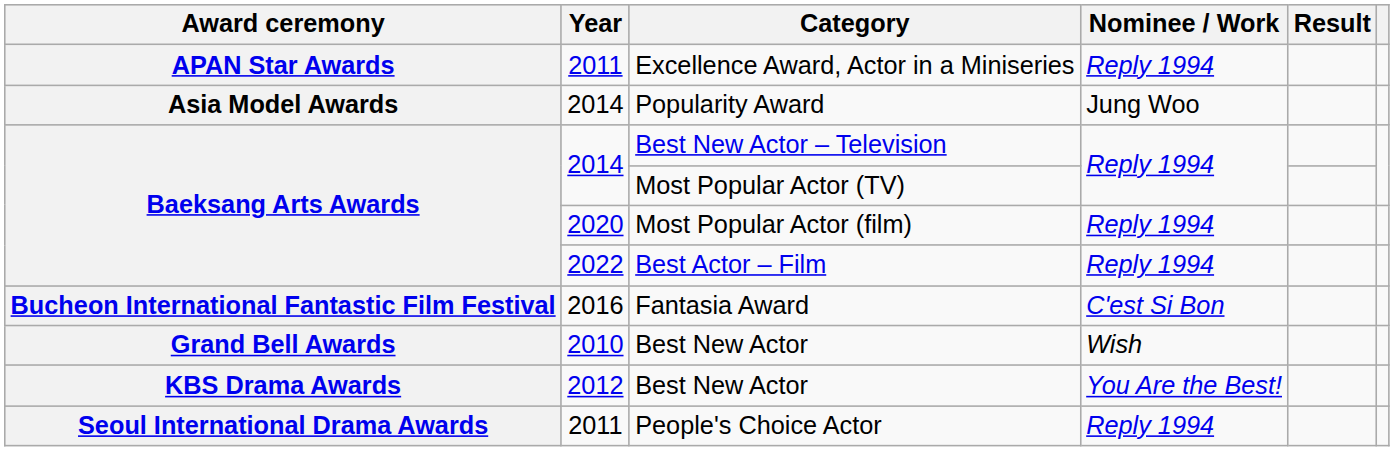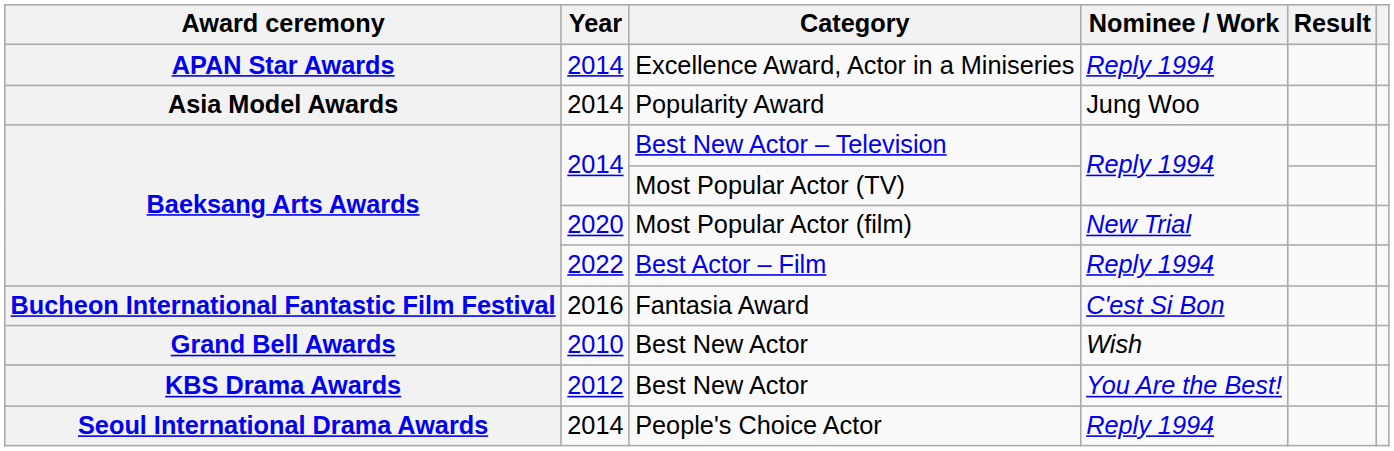(595, 64) 2011 -> (595, 64) 2014
(1150, 225) Reply 1994 -> (1139, 225) New Trial
(595, 425) 2011 -> (595, 425) 2014
